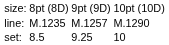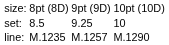rows swapped: (13, 38) <-> (14, 23)
